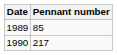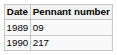(38, 27) 85 -> (38, 27) 09
